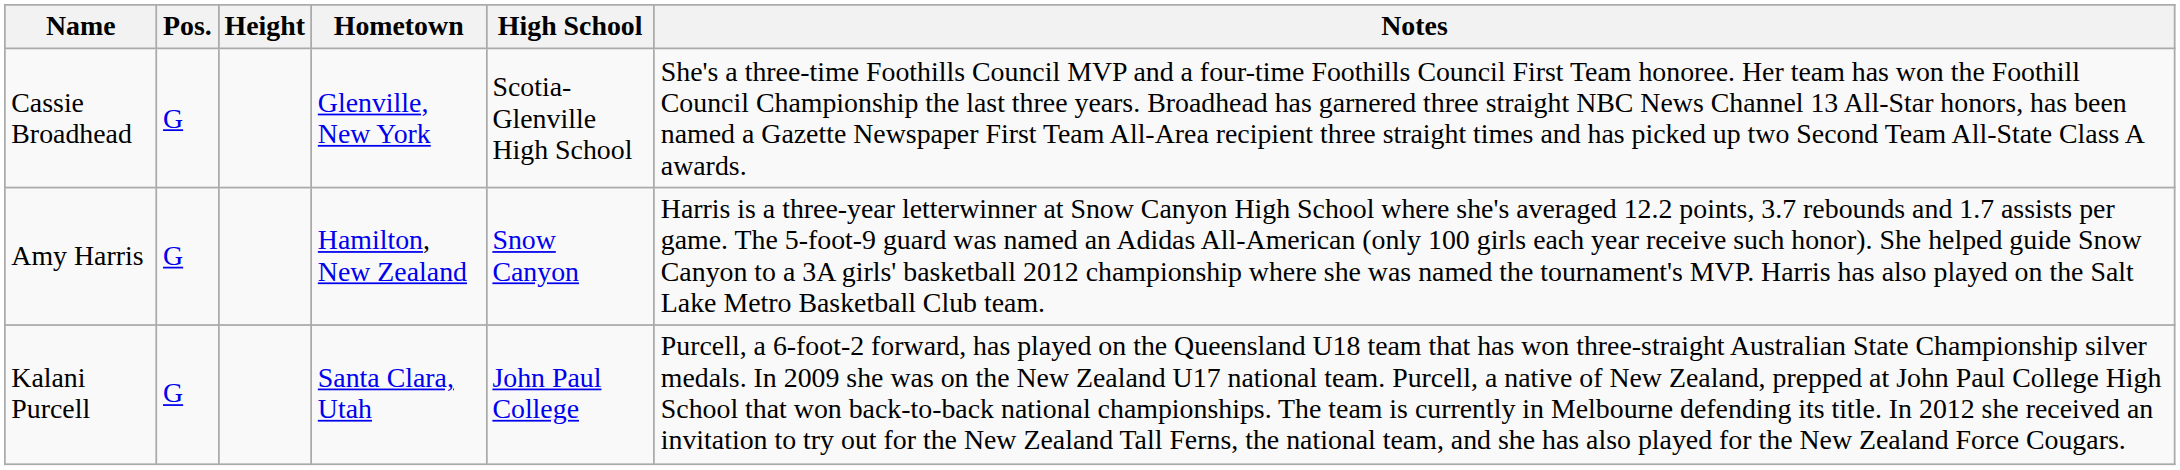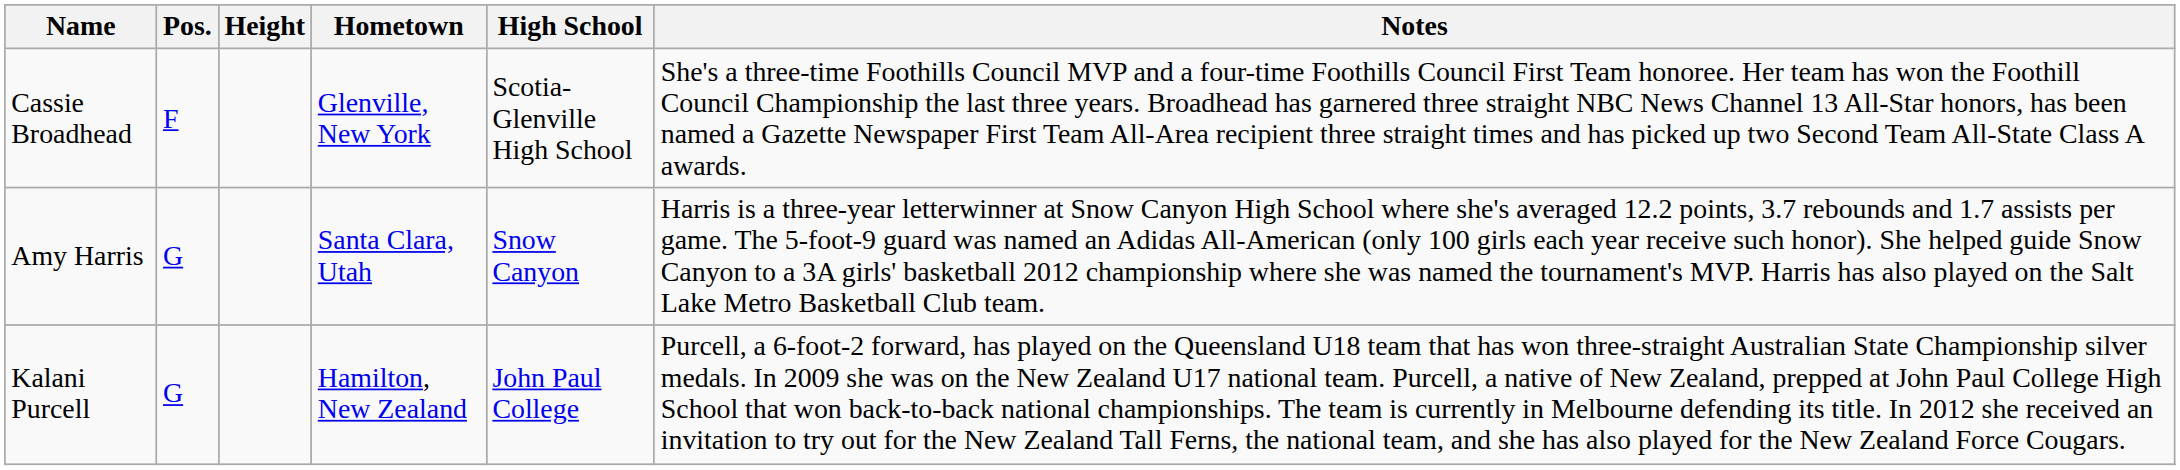(173, 117) G -> (171, 117) F
(392, 255) Hamilton, New Zealand -> (386, 255) Santa Clara, Utah
(386, 393) Santa Clara, Utah -> (392, 393) Hamilton, New Zealand
